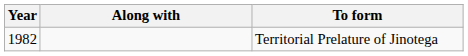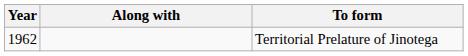(22, 39) 1982 -> (22, 39) 1962
